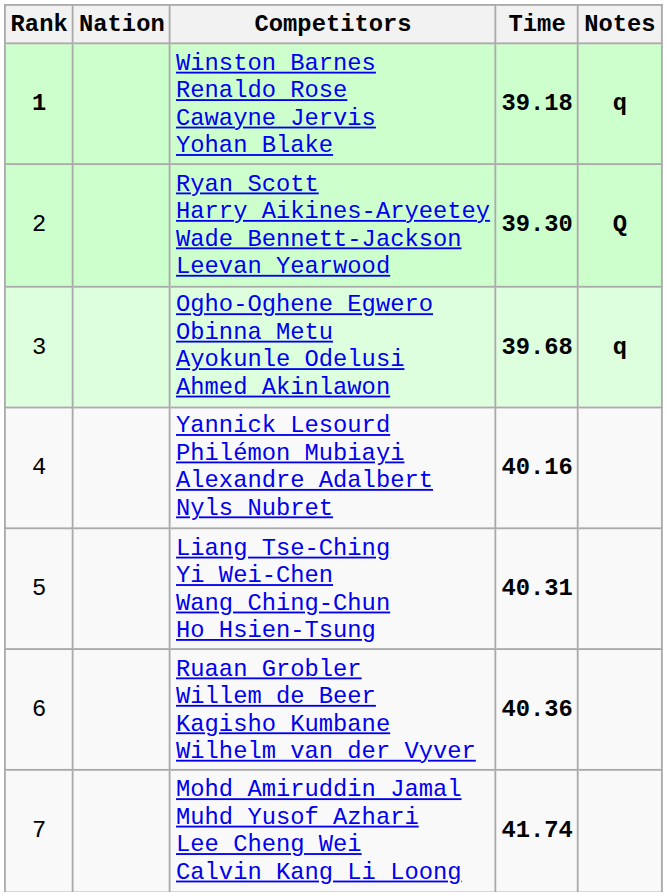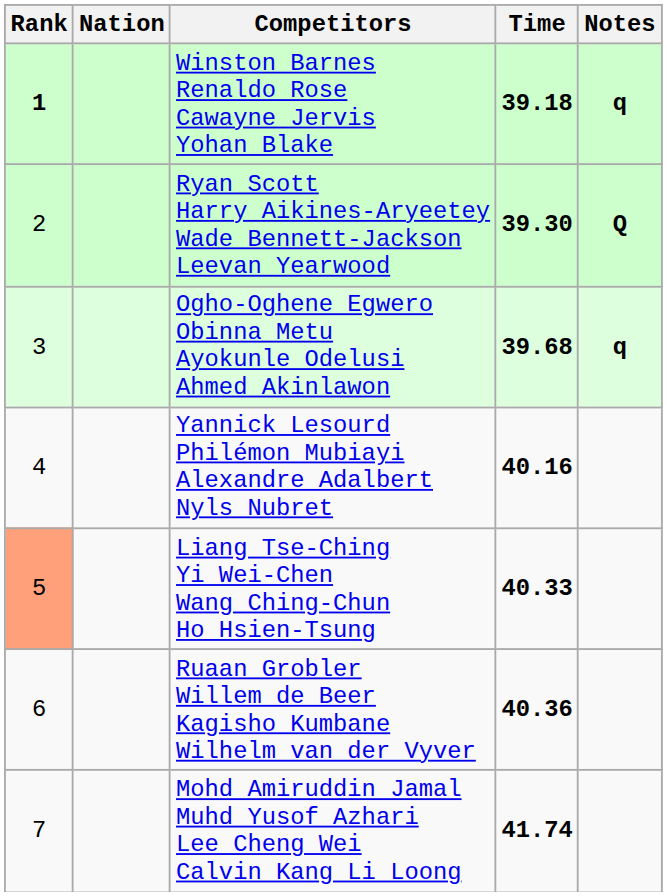(39, 589) no background -> (39, 589) lightsalmon background
(537, 589) 40.31 -> (537, 589) 40.33
